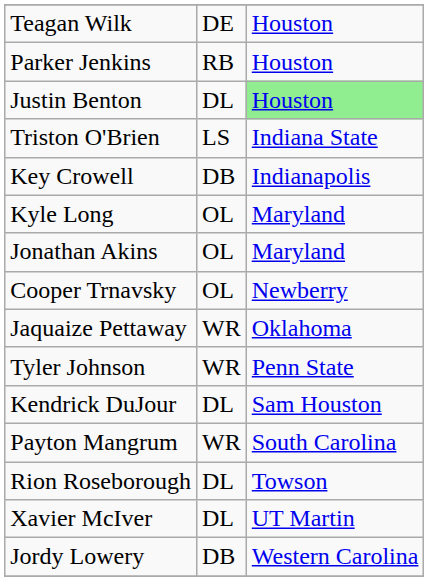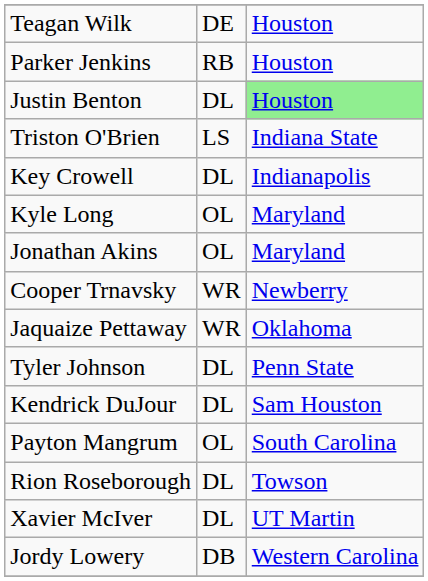(219, 175) DB -> (218, 175) DL
(218, 289) OL -> (221, 289) WR
(221, 366) WR -> (218, 366) DL
(221, 442) WR -> (218, 442) OL
